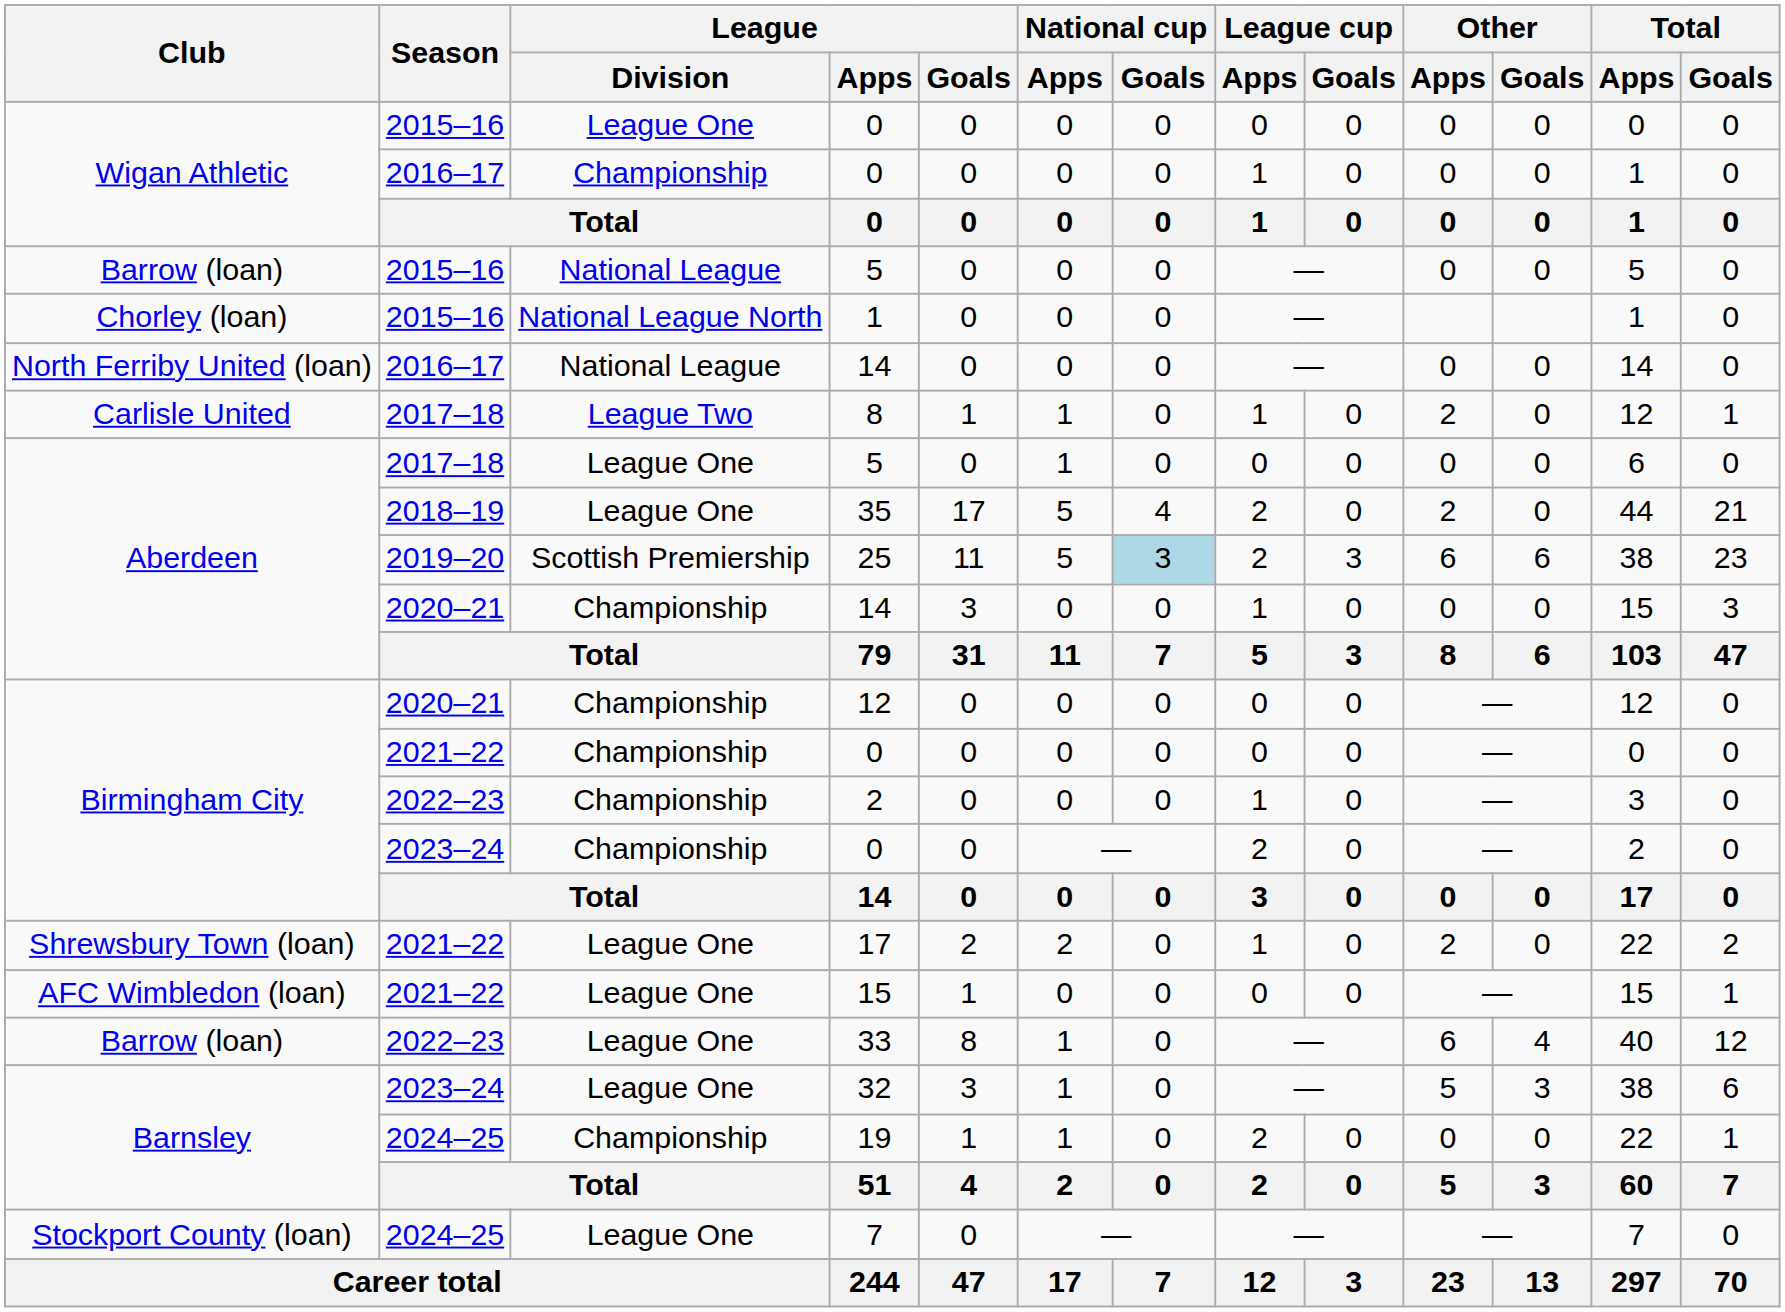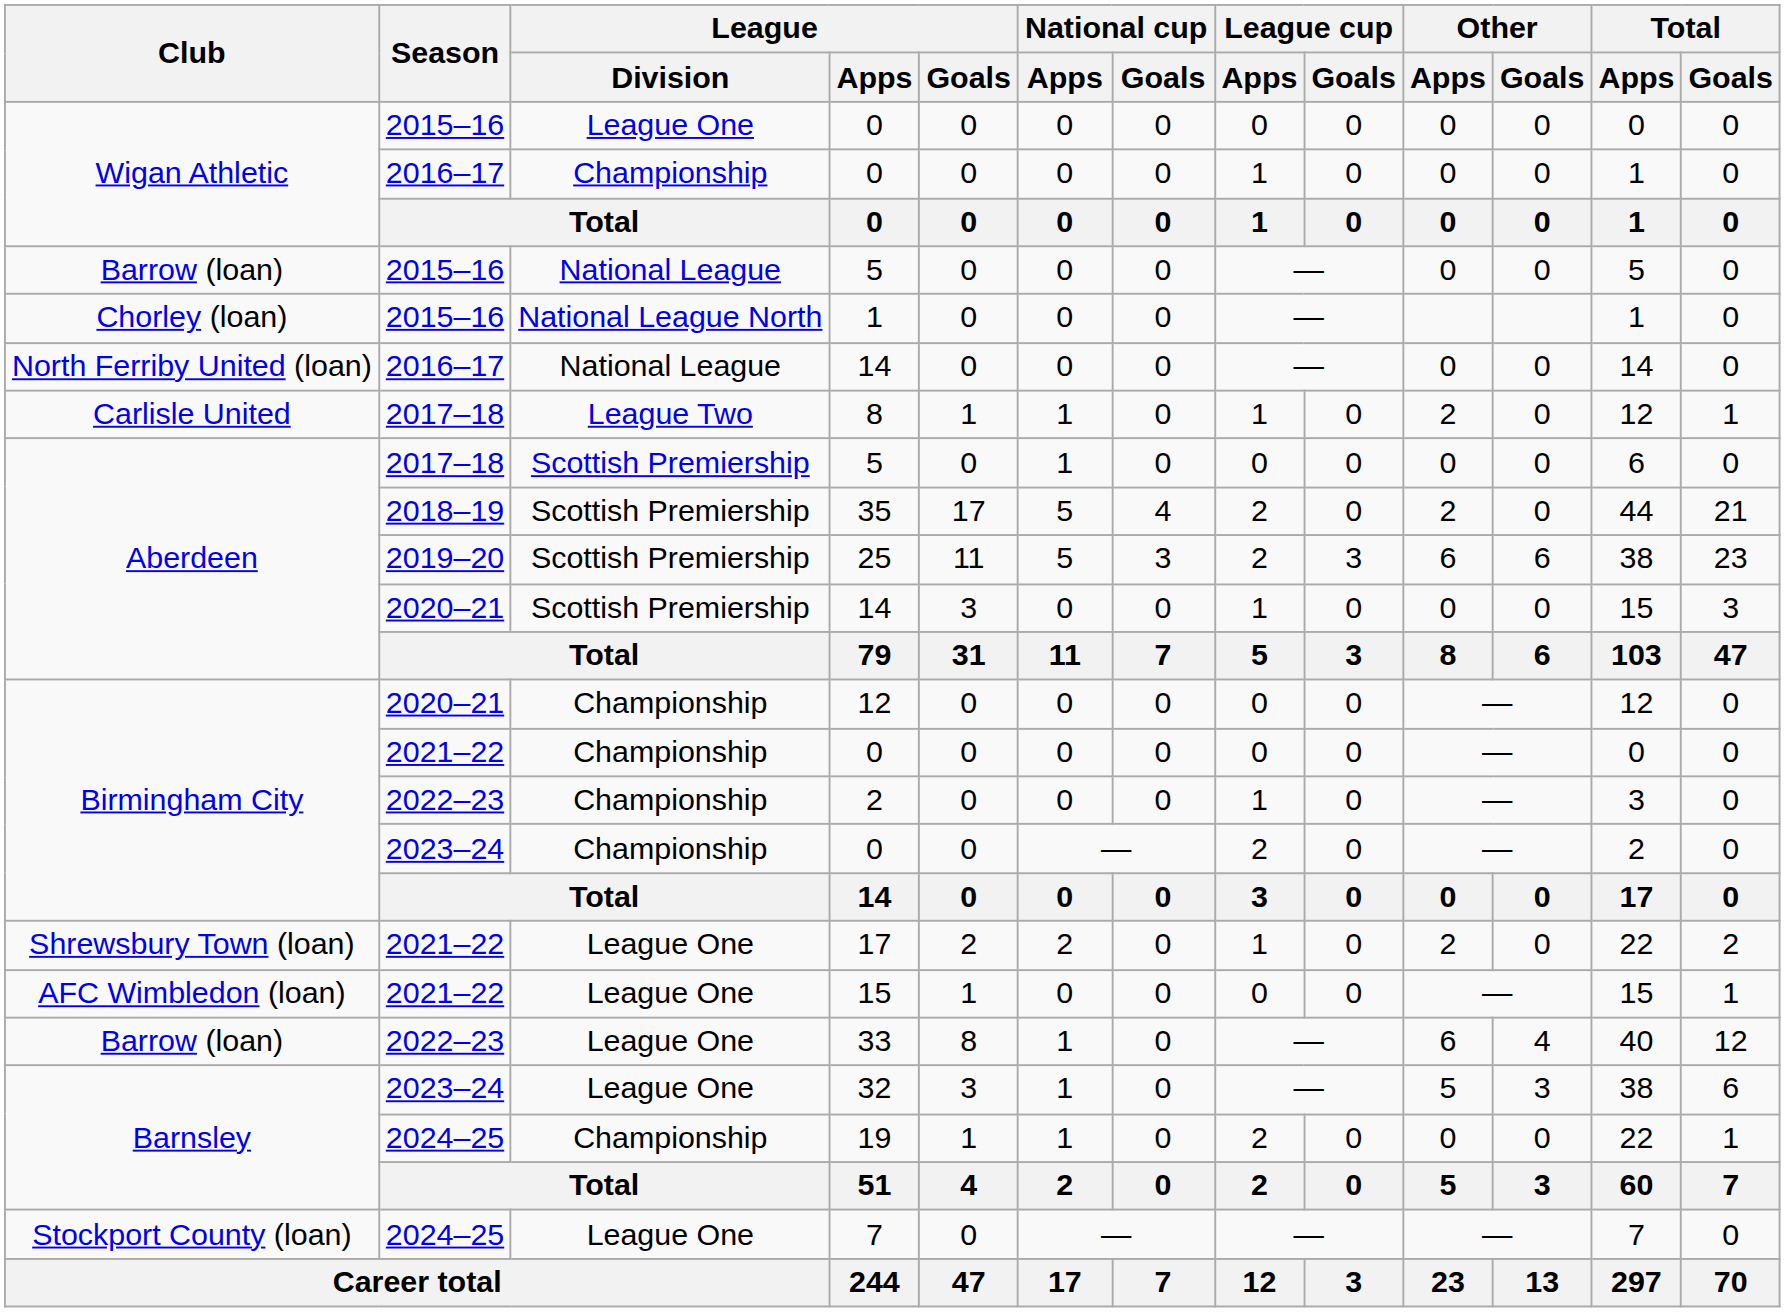(670, 462) League One -> (670, 462) Scottish Premiership
(670, 510) League One -> (670, 510) Scottish Premiership
(1163, 558) lightblue background -> (1163, 558) no background
(670, 607) Championship -> (670, 607) Scottish Premiership
